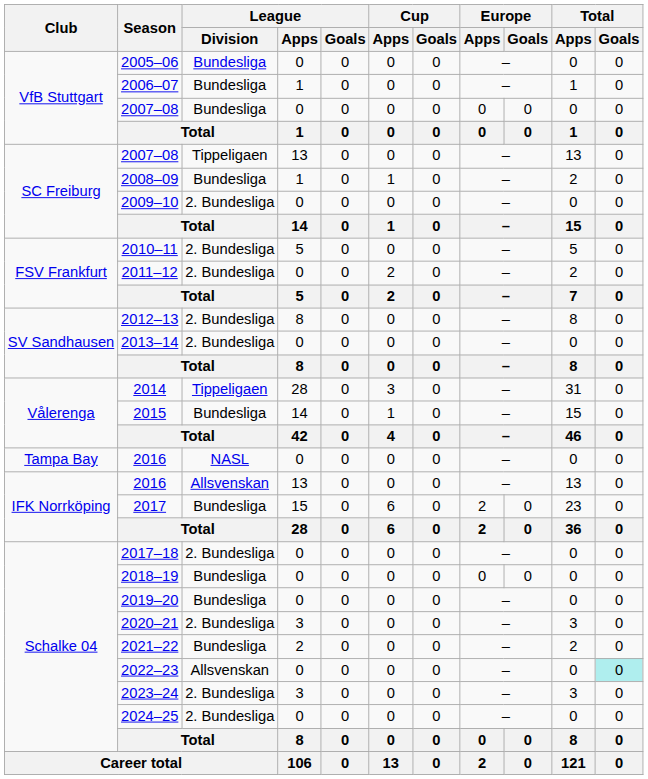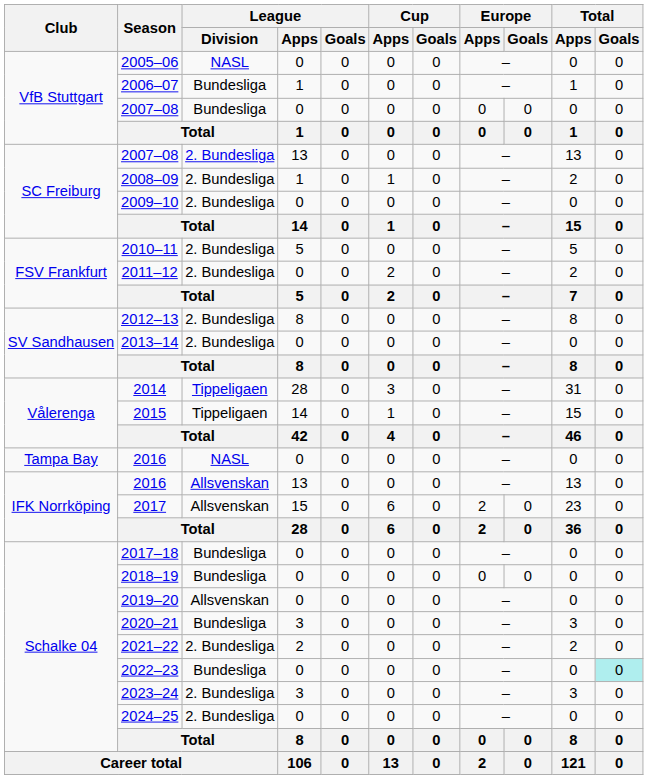(230, 62) Bundesliga -> (230, 62) NASL
(230, 156) Tippeligaen -> (230, 156) 2. Bundesliga
(230, 179) Bundesliga -> (230, 179) 2. Bundesliga
(230, 413) Bundesliga -> (230, 413) Tippeligaen
(230, 506) Bundesliga -> (230, 506) Allsvenskan
(230, 553) 2. Bundesliga -> (230, 553) Bundesliga
(230, 599) Bundesliga -> (230, 599) Allsvenskan
(230, 623) 2. Bundesliga -> (230, 623) Bundesliga
(230, 646) Bundesliga -> (230, 646) 2. Bundesliga
(230, 669) Allsvenskan -> (230, 669) Bundesliga
